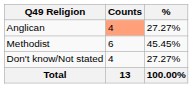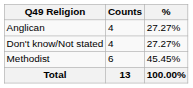(111, 28) lightsalmon background -> (111, 28) no background
rows swapped: (28, 43) <-> (55, 59)
